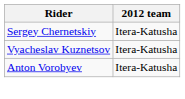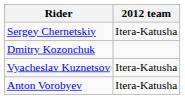+ row: (51, 49)
